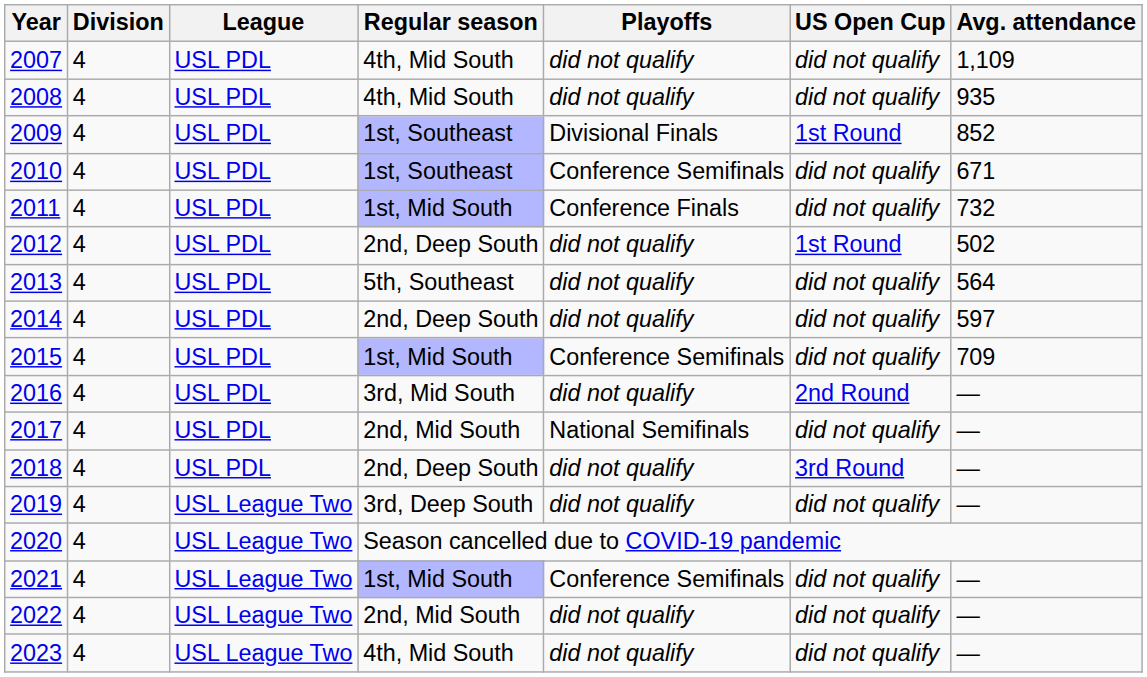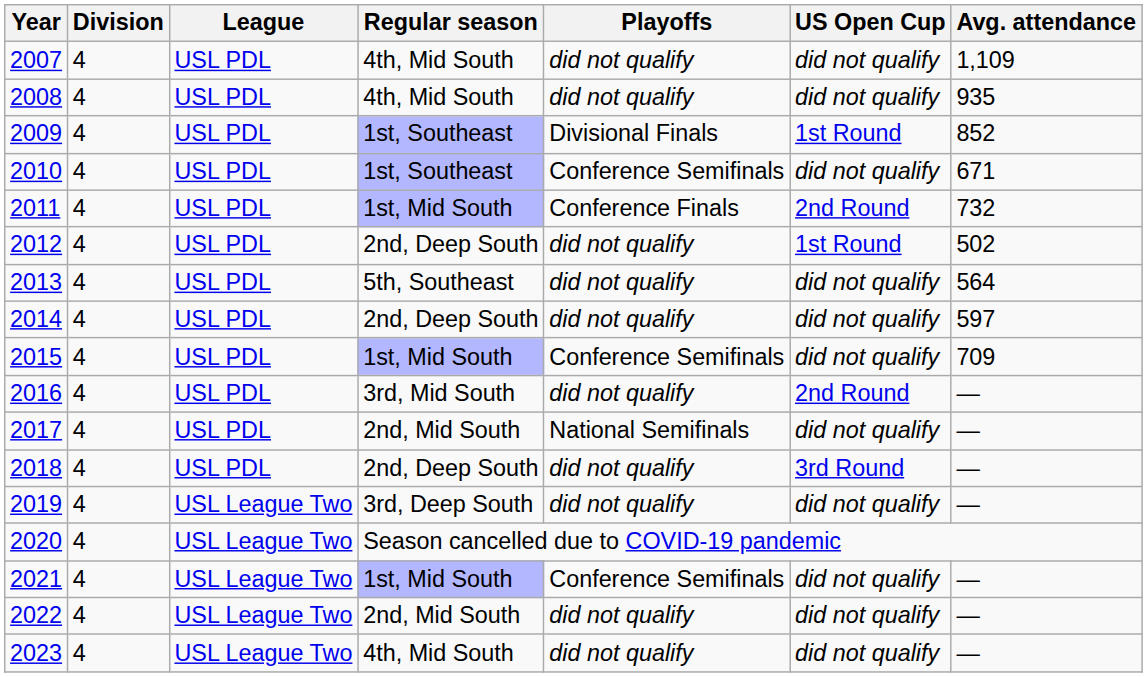(867, 208) did not qualify -> (852, 208) 2nd Round
